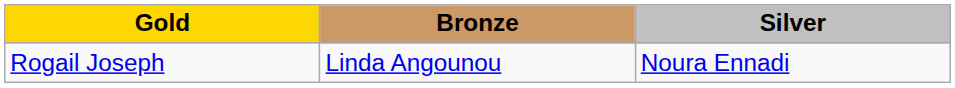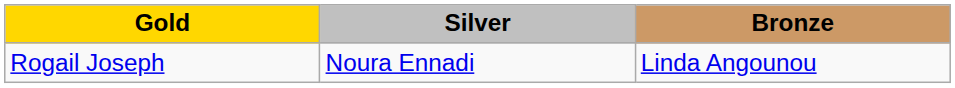columns swapped: (793, 23) <-> (478, 23)
